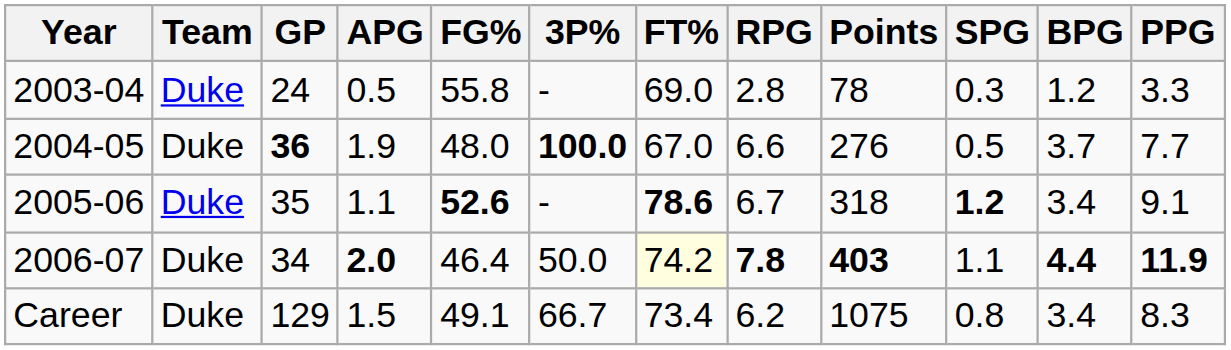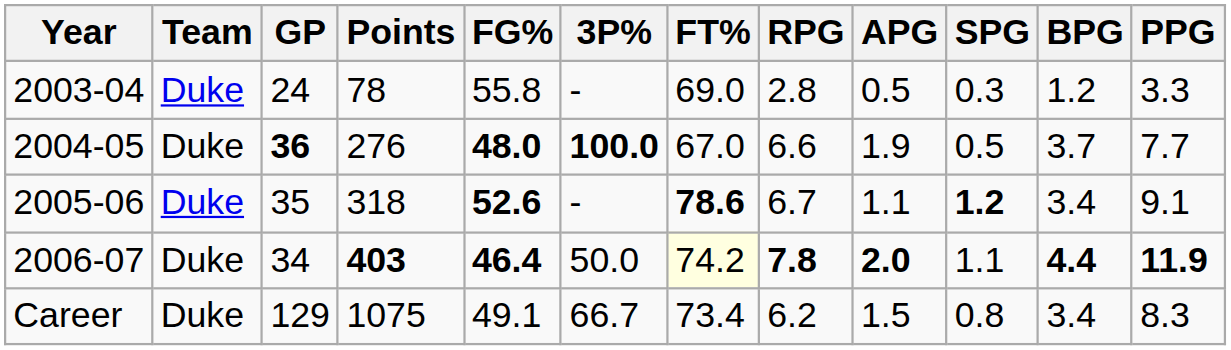columns swapped: (884, 32) <-> (385, 32)
(475, 145) normal -> (507, 145) bold
(475, 259) normal -> (507, 259) bold
